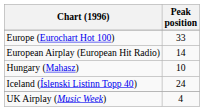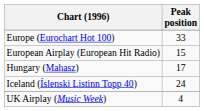(181, 53) 14 -> (181, 53) 15
(181, 68) 10 -> (181, 68) 17
